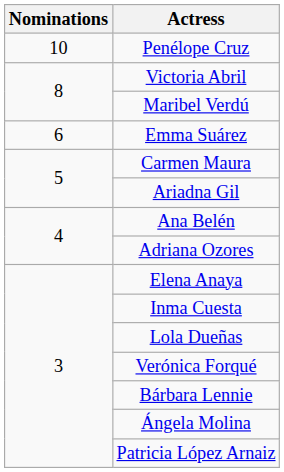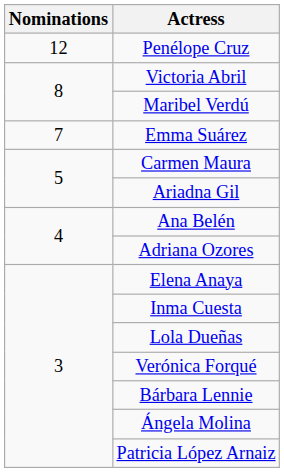(58, 47) 10 -> (58, 47) 12
(58, 134) 6 -> (58, 134) 7
